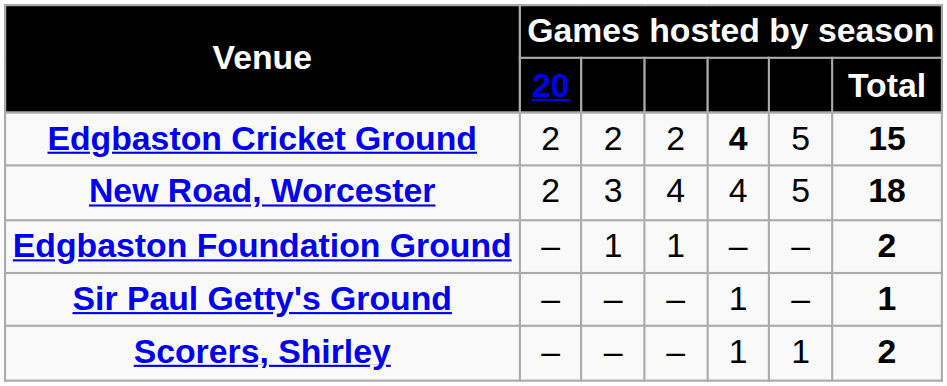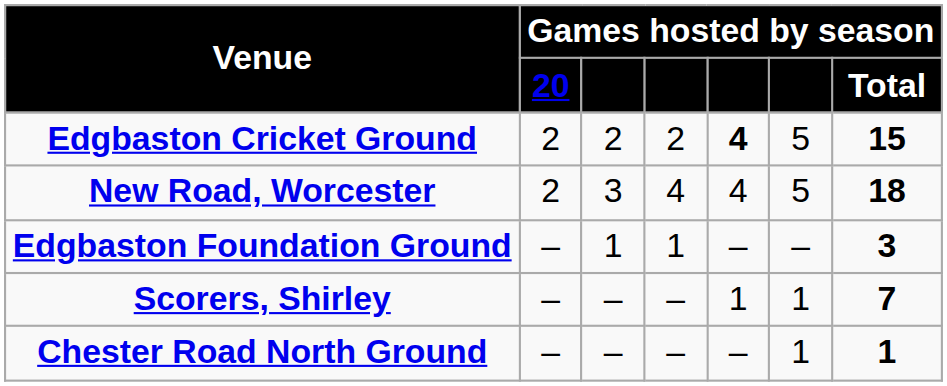(887, 245) 2 -> (887, 245) 3
- row: (262, 298)
(887, 352) 2 -> (887, 298) 7
+ row: (262, 352)
